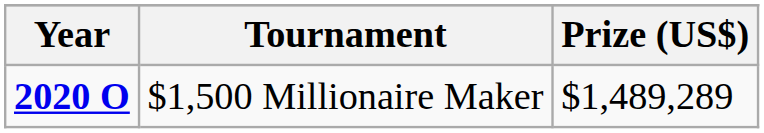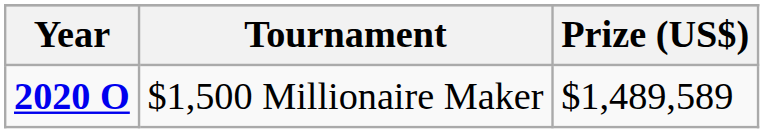(647, 95) $1,489,289 -> (647, 95) $1,489,589
